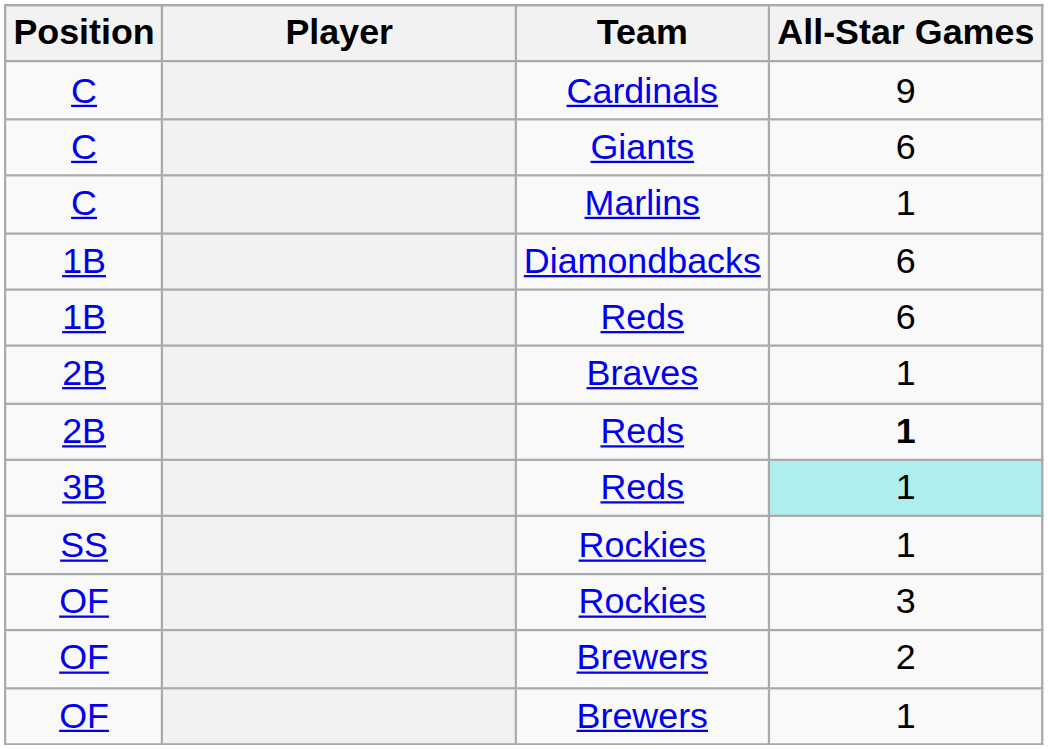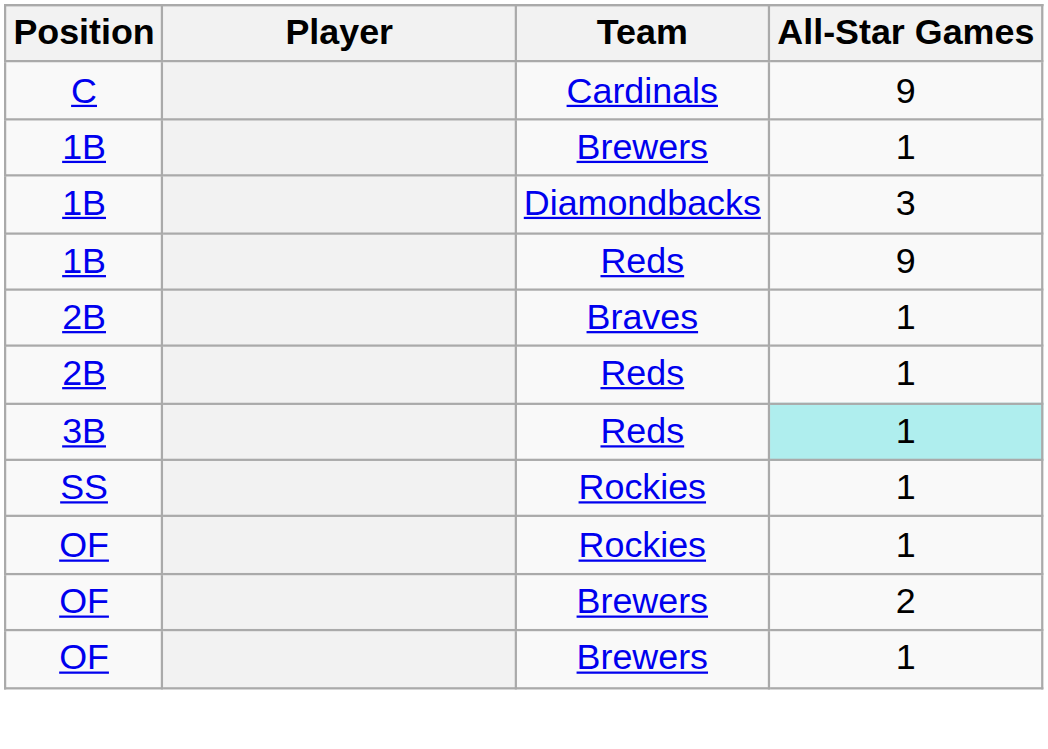- row: (84, 146)
- row: (84, 203)
+ row: (84, 146)
(906, 260) 6 -> (906, 203) 3
(906, 317) 6 -> (906, 260) 9
(906, 430) bold -> (906, 373) normal
(906, 601) 3 -> (906, 544) 1
